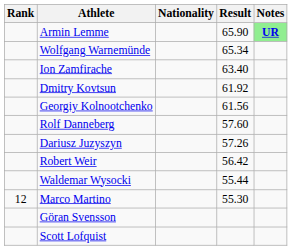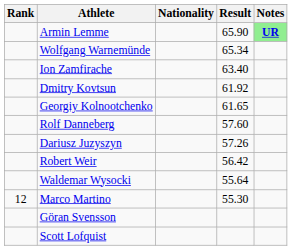(235, 106) 61.56 -> (235, 106) 61.65
(235, 180) 55.44 -> (235, 180) 55.64
